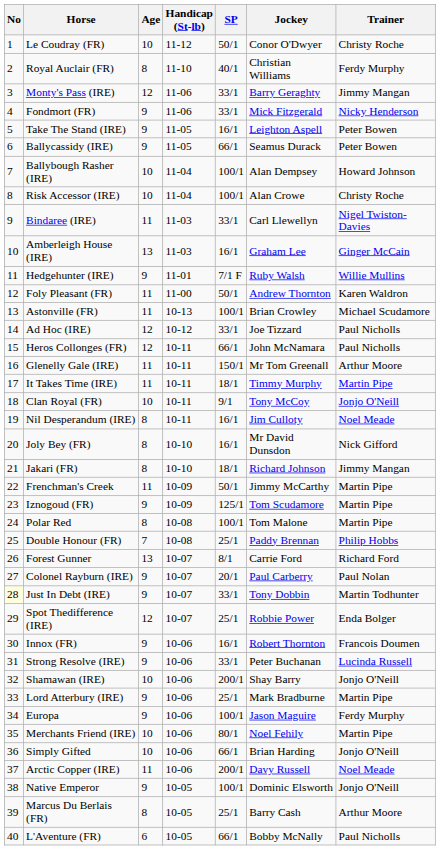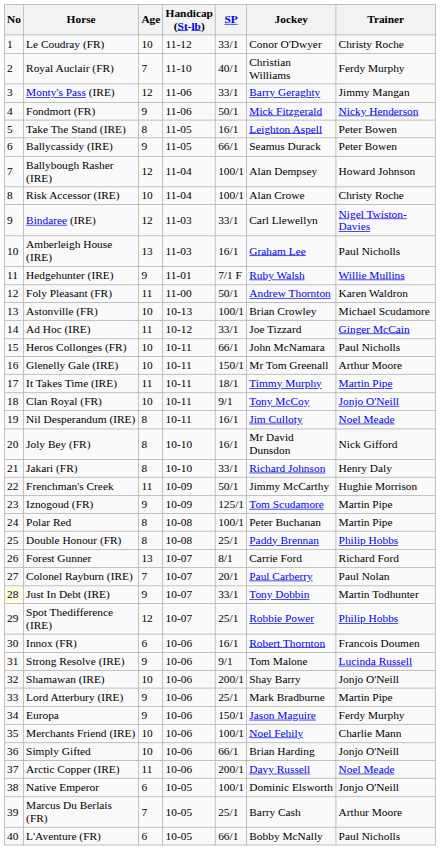(228, 44) 50/1 -> (228, 44) 33/1
(144, 68) 8 -> (144, 68) 7
(228, 111) 33/1 -> (228, 111) 50/1
(144, 129) 9 -> (144, 129) 8
(147, 171) 10 -> (147, 171) 12
(147, 220) 11 -> (147, 220) 12
(374, 251) Ginger McCain -> (369, 251) Paul Nicholls
(147, 311) 11 -> (147, 311) 10
(147, 329) 12 -> (147, 329) 11
(369, 329) Paul Nicholls -> (374, 329) Ginger McCain
(147, 347) 12 -> (147, 347) 10
(147, 365) 11 -> (147, 365) 10
(228, 468) 18/1 -> (228, 468) 33/1
(374, 468) Jimmy Mangan -> (365, 468) Henry Daly
(366, 486) Martin Pipe -> (378, 486) Hughie Morrison
(278, 522) Tom Malone -> (285, 522) Peter Buchanan
(144, 540) 7 -> (144, 540) 8
(144, 576) 9 -> (144, 576) 7
(367, 619) Enda Bolger -> (368, 619) Philip Hobbs
(144, 643) 9 -> (144, 643) 6
(228, 661) 33/1 -> (225, 661) 9/1
(285, 661) Peter Buchanan -> (278, 661) Tom Malone
(231, 715) 100/1 -> (231, 715) 150/1
(228, 733) 80/1 -> (231, 733) 100/1
(366, 733) Martin Pipe -> (370, 733) Charlie Mann
(144, 787) 9 -> (144, 787) 6
(144, 811) 8 -> (144, 811) 7
